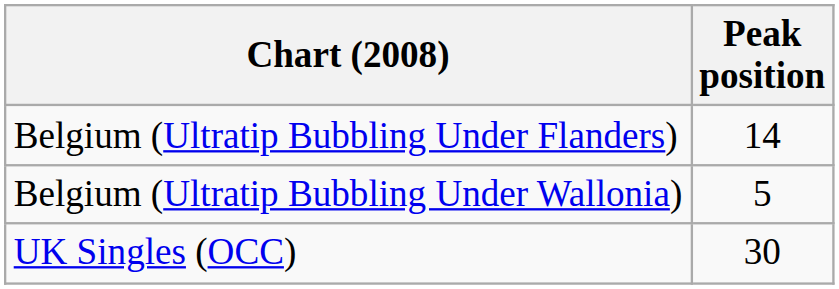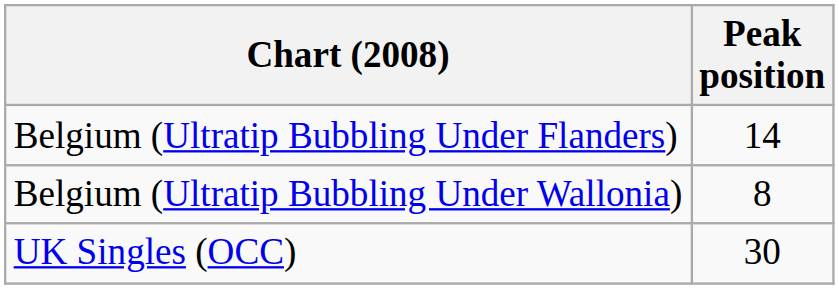(762, 193) 5 -> (762, 193) 8
